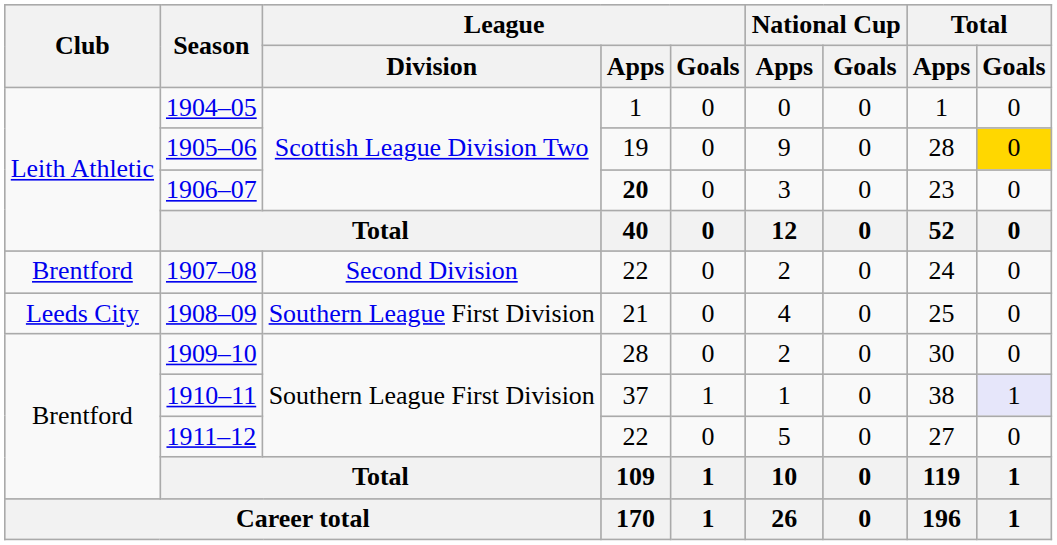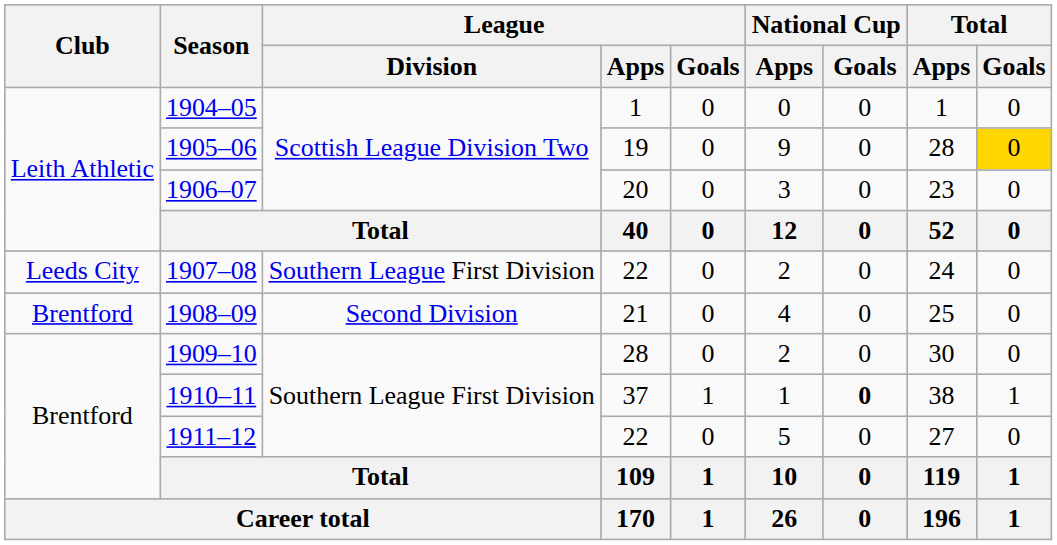(636, 189) bold -> (636, 189) normal
(82, 271) Brentford -> (82, 271) Leeds City
(432, 271) Second Division -> (432, 271) Southern League First Division
(82, 312) Leeds City -> (82, 312) Brentford
(432, 312) Southern League First Division -> (432, 312) Second Division
(865, 395) normal -> (865, 395) bold
(1014, 395) lavender background -> (1014, 395) no background
